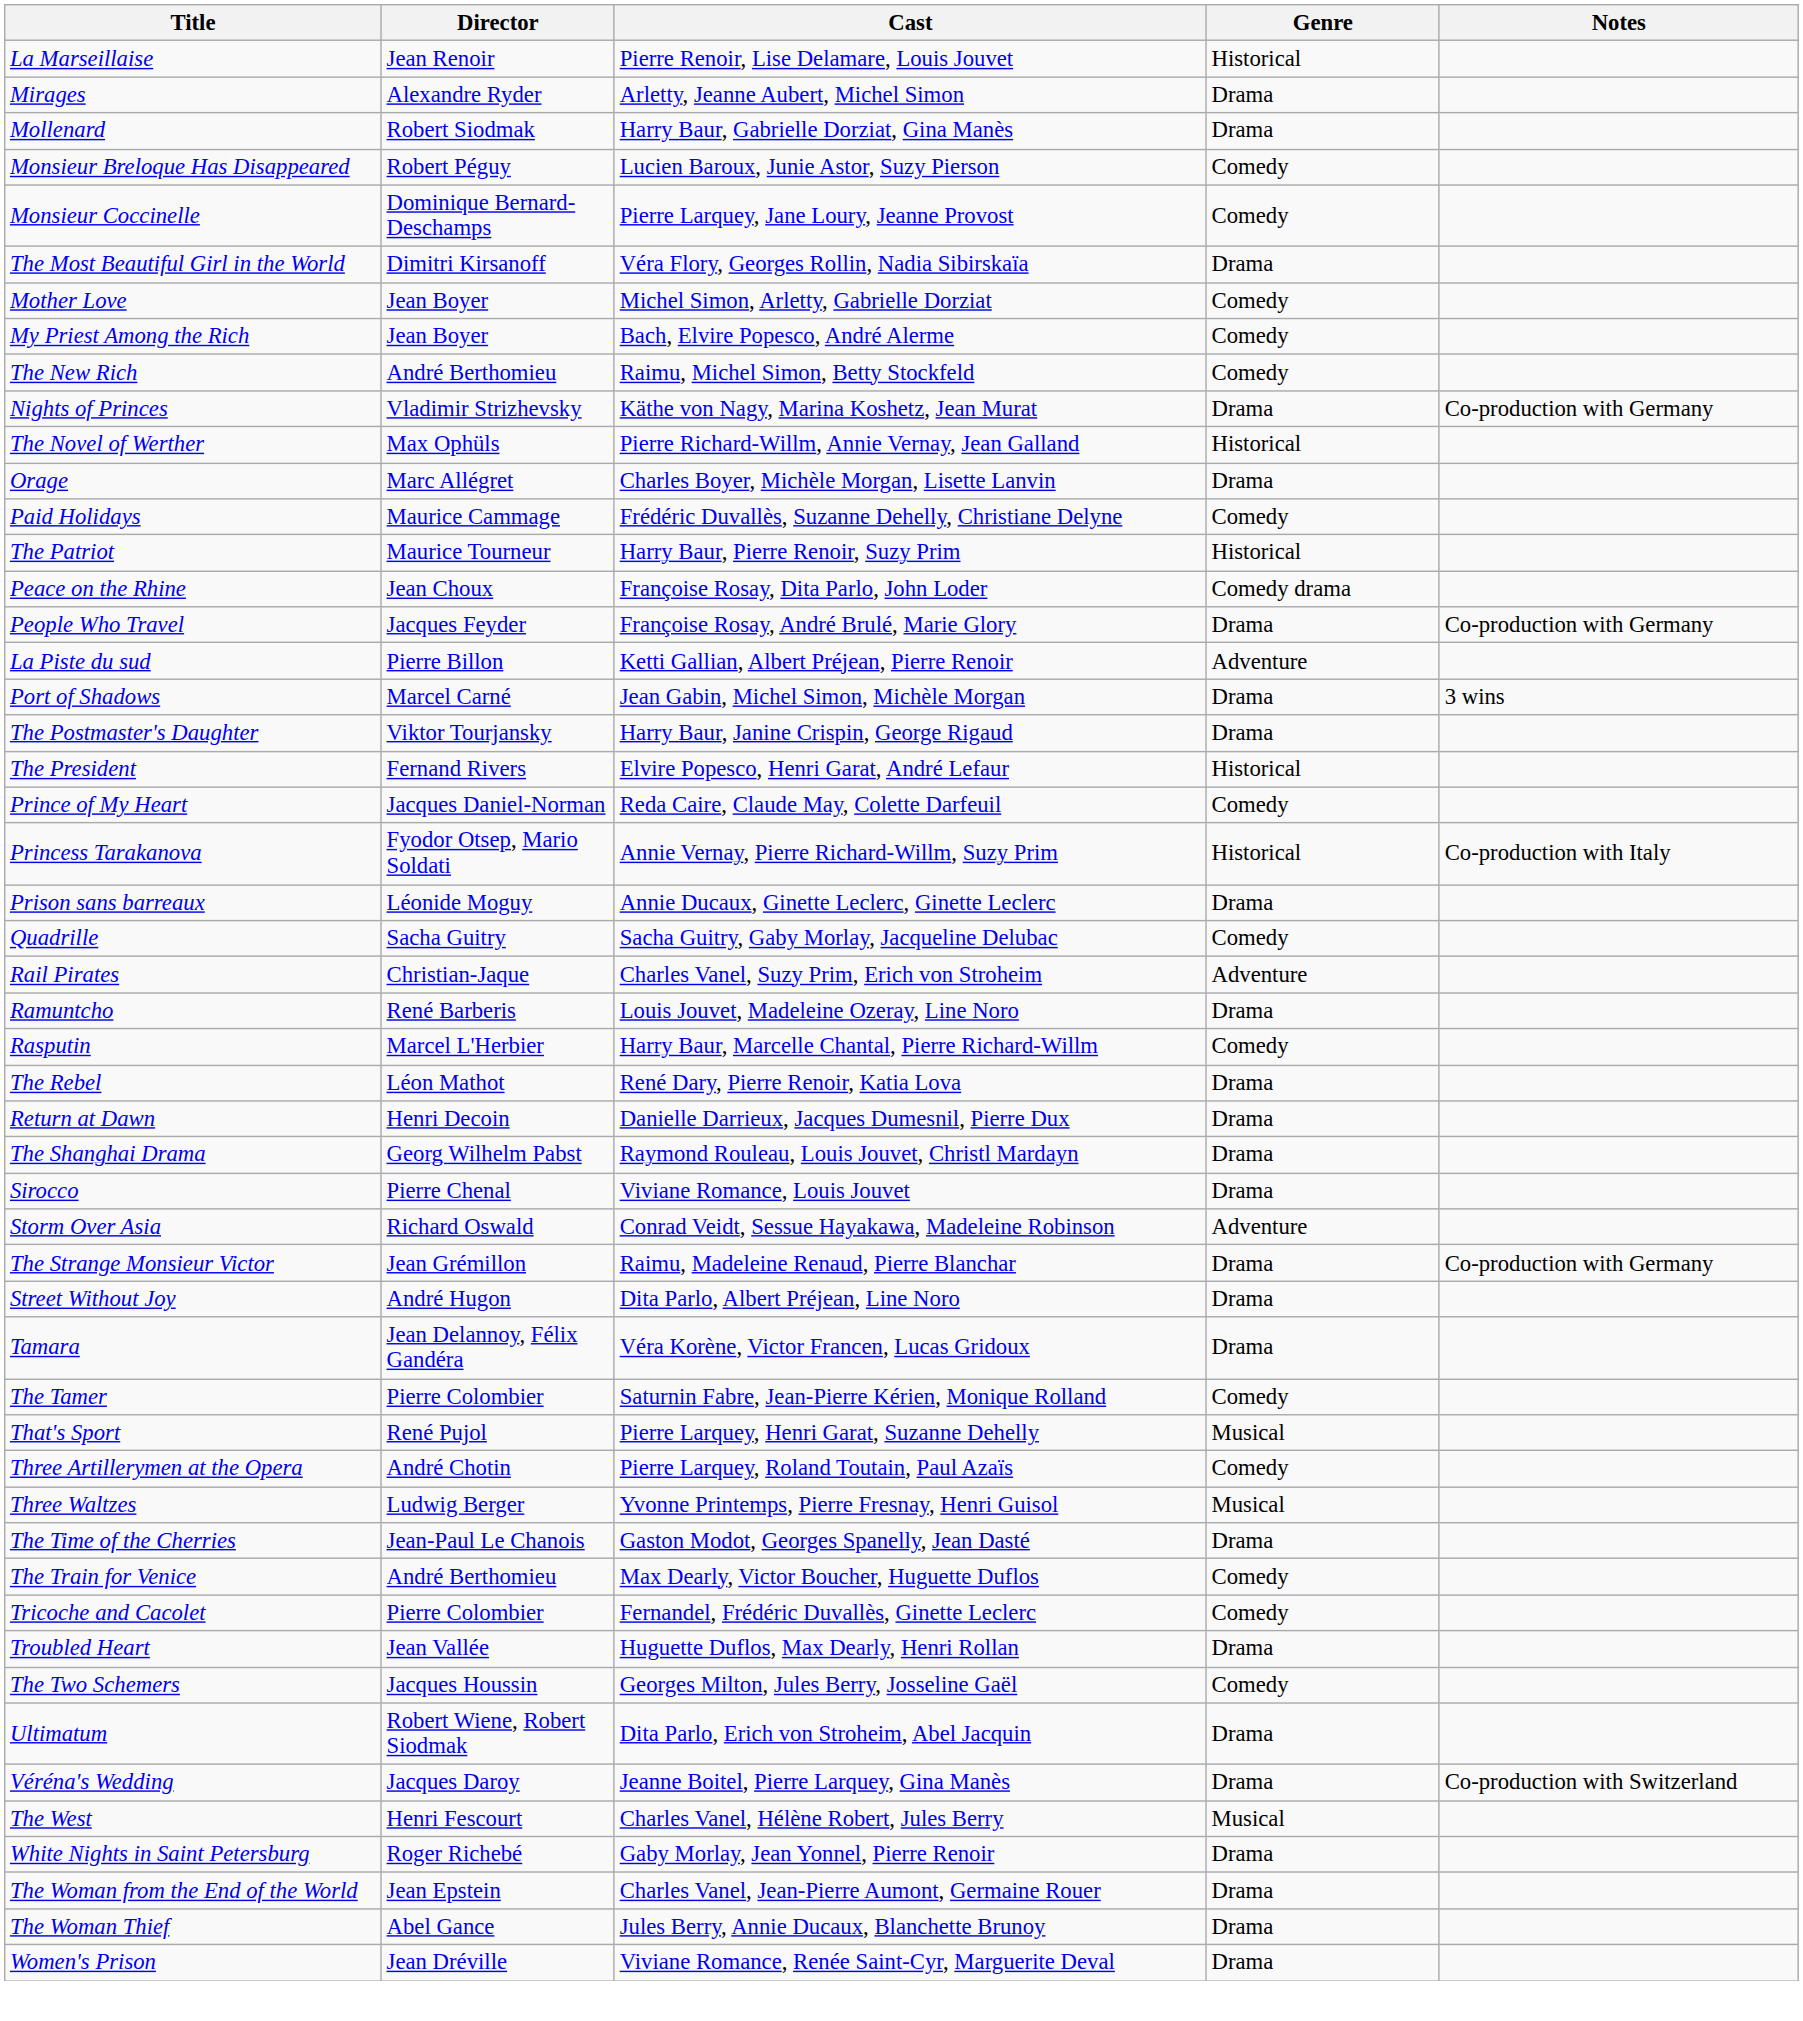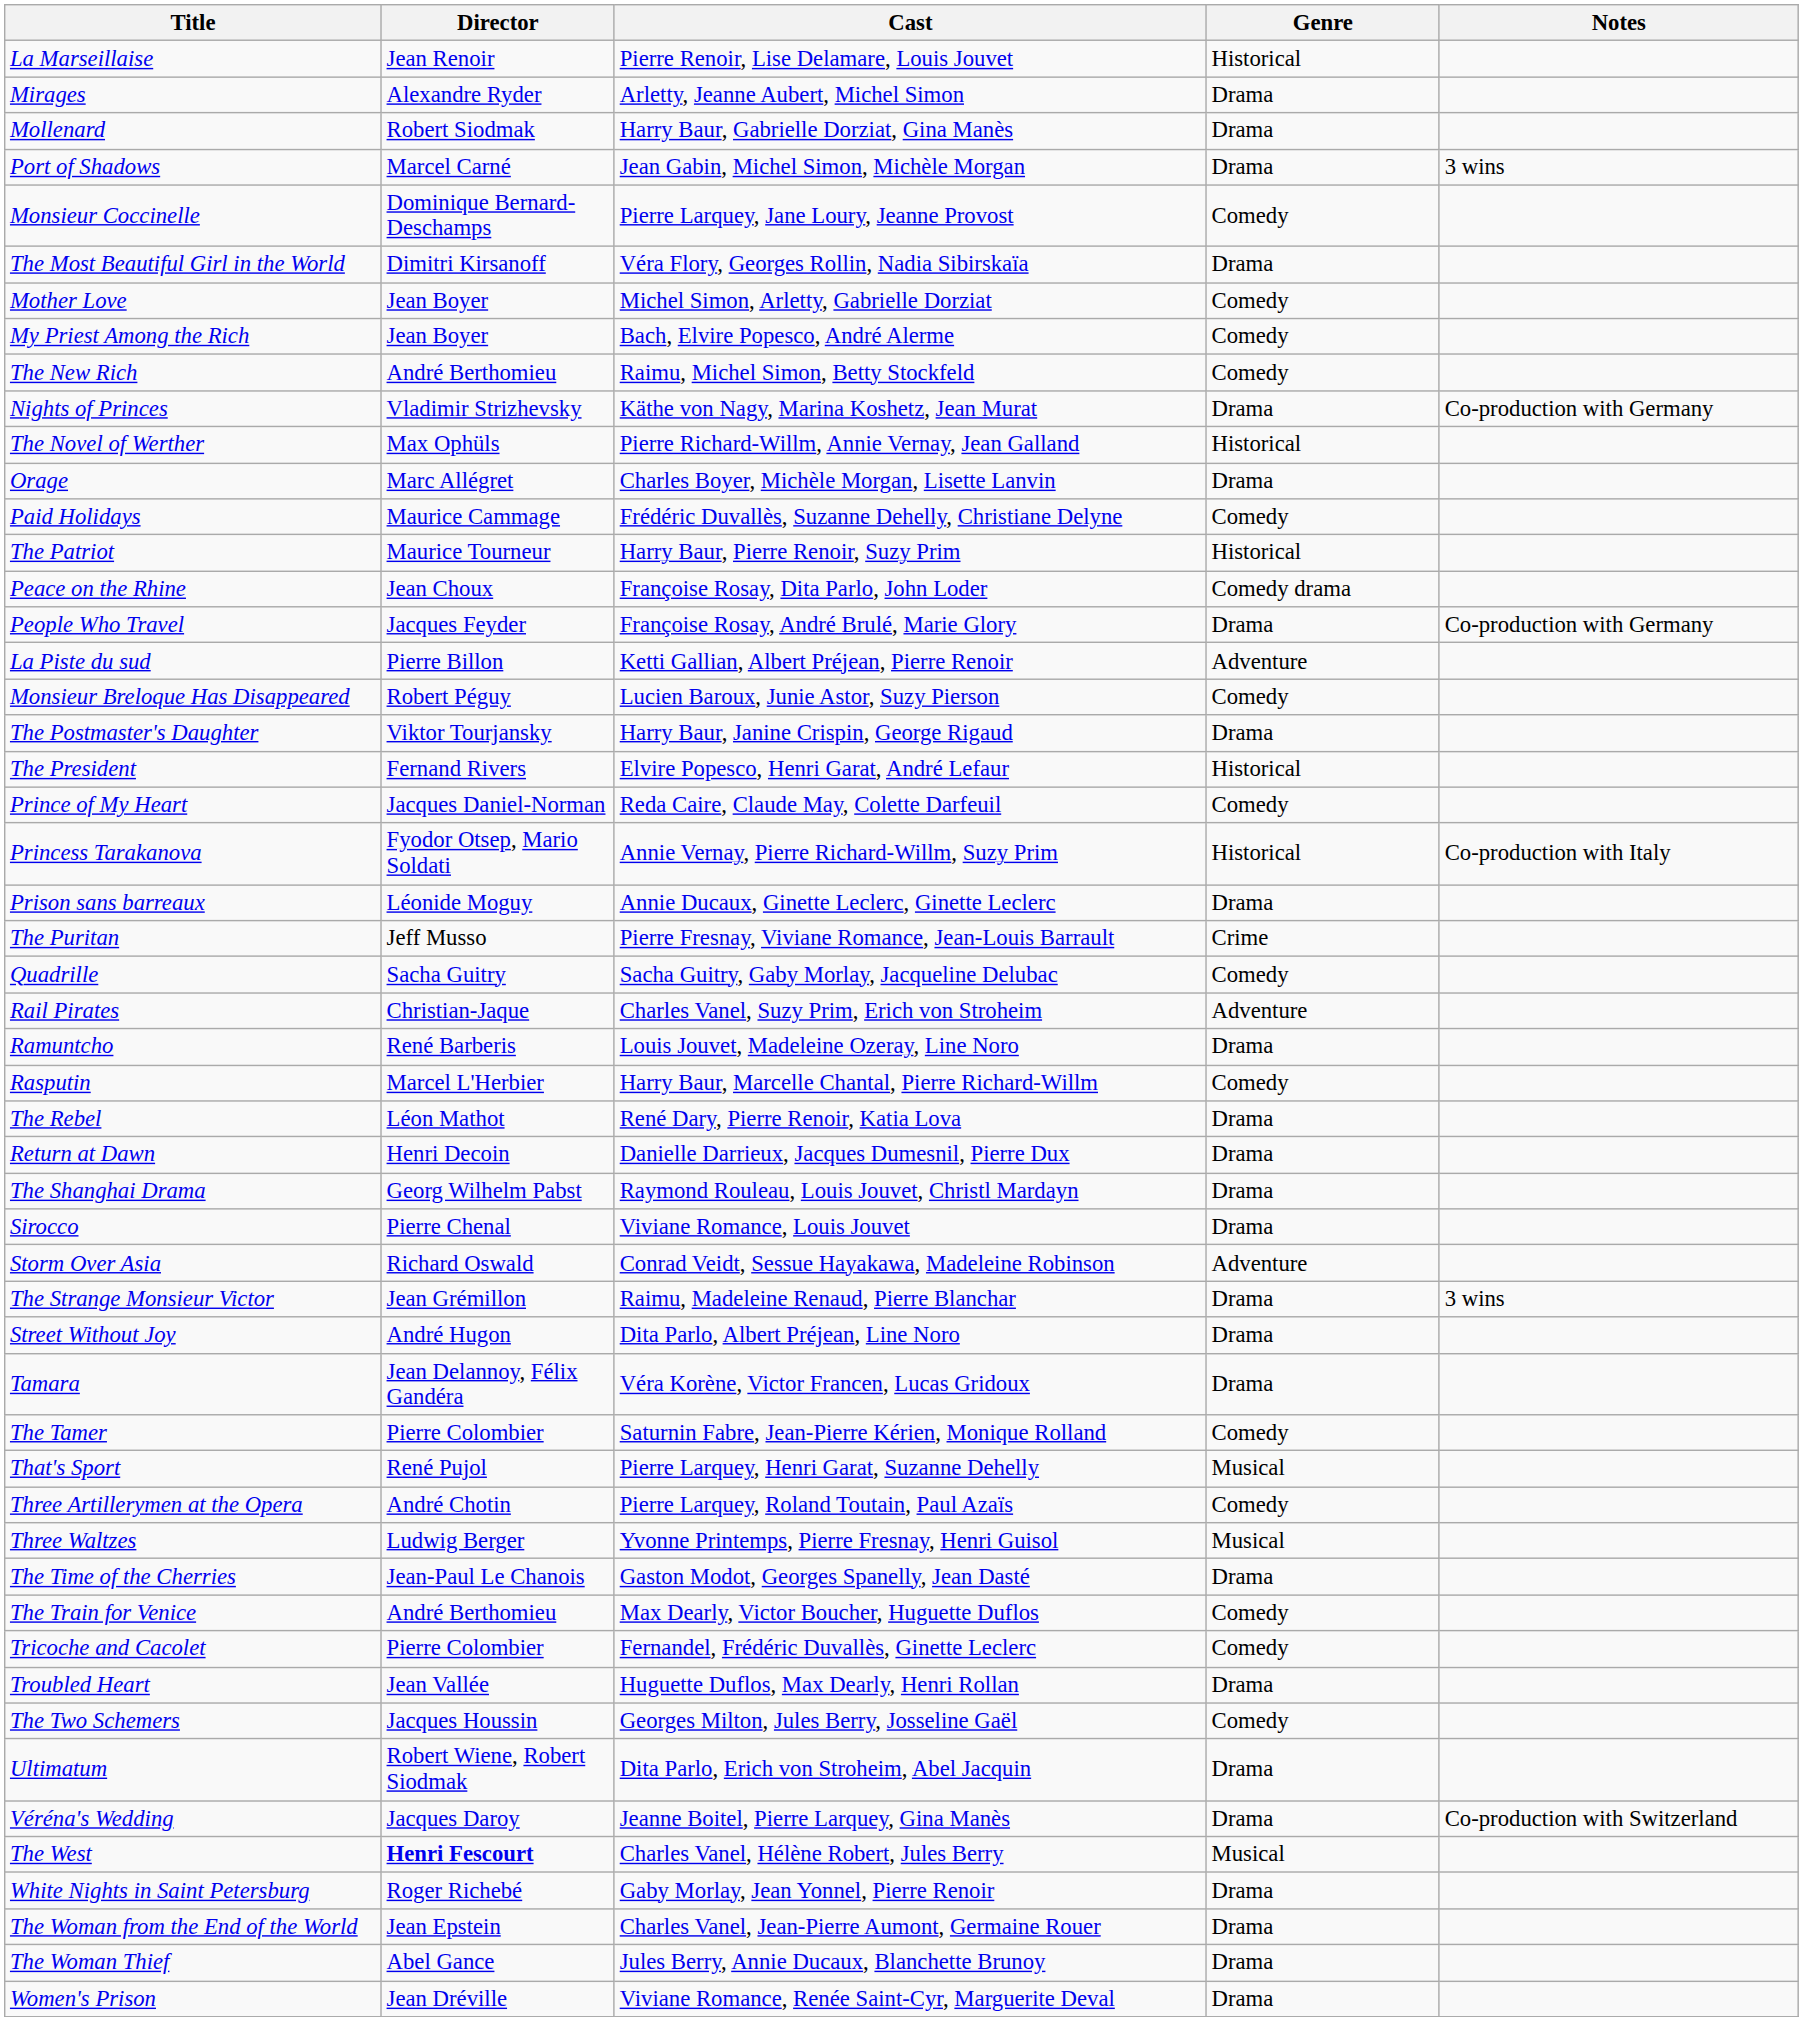rows swapped: (180, 166) <-> (85, 696)
+ row: (65, 938)
(1579, 1262) Co-production with Germany -> (1475, 1298) 3 wins
(454, 1818) normal -> (460, 1854) bold
